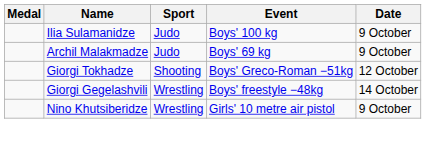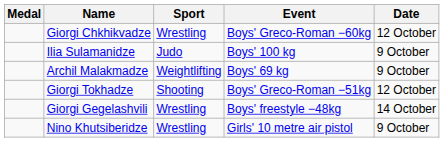+ row: (99, 33)
(167, 52) Judo -> (189, 71) Weightlifting
